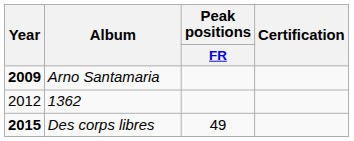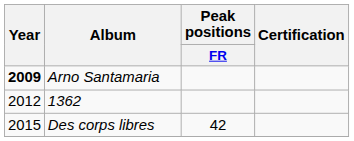(24, 124) bold -> (24, 124) normal
(218, 124) 49 -> (218, 124) 42
